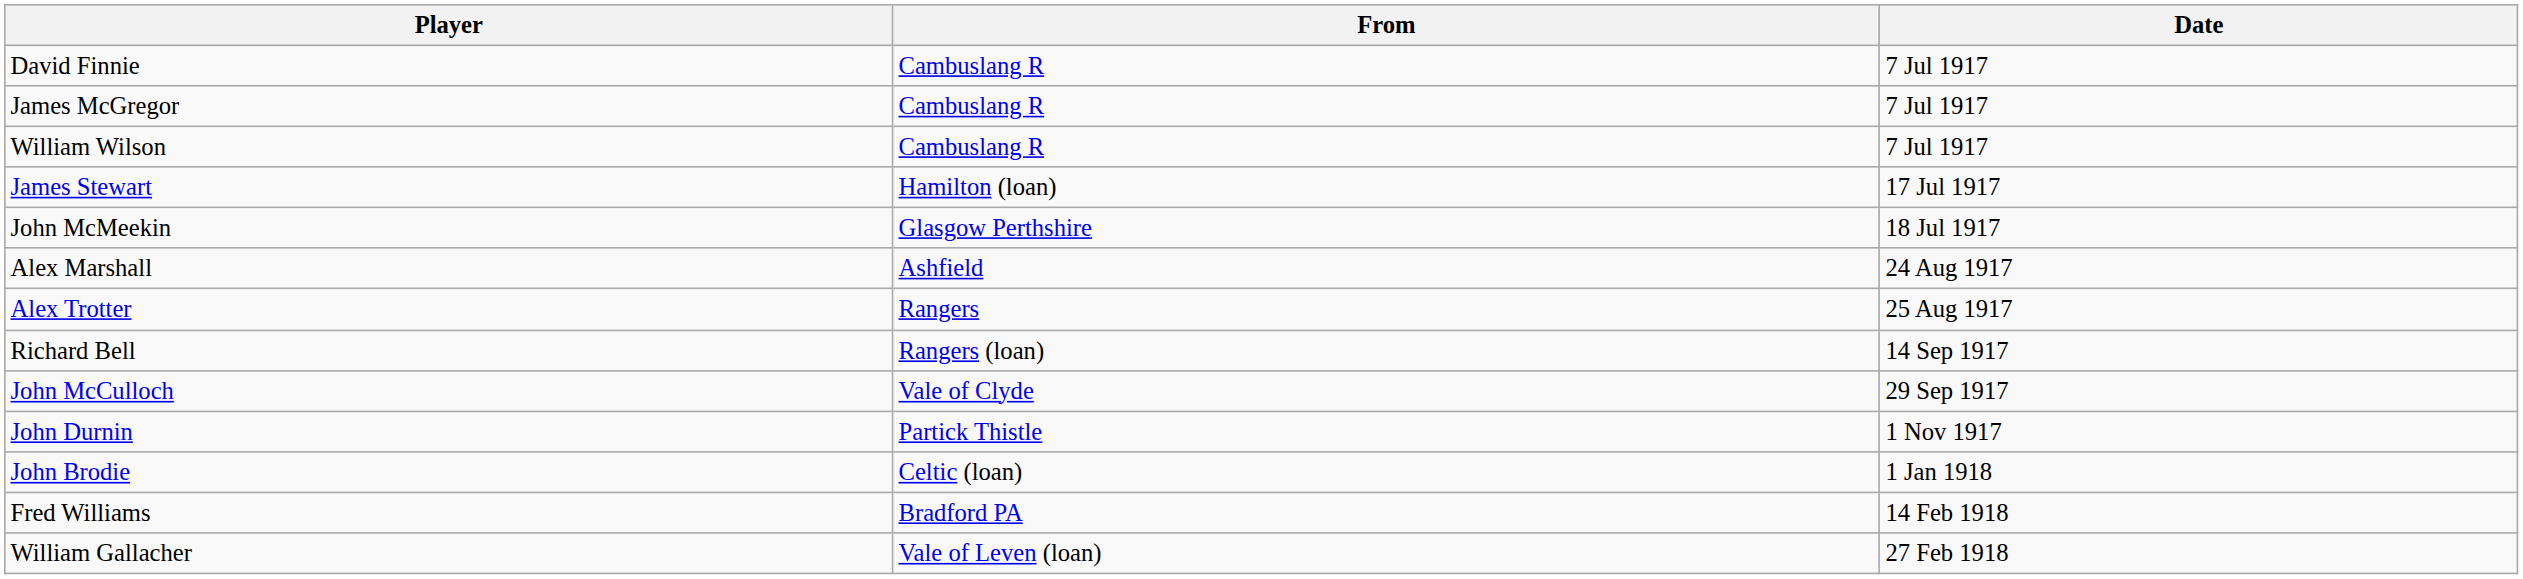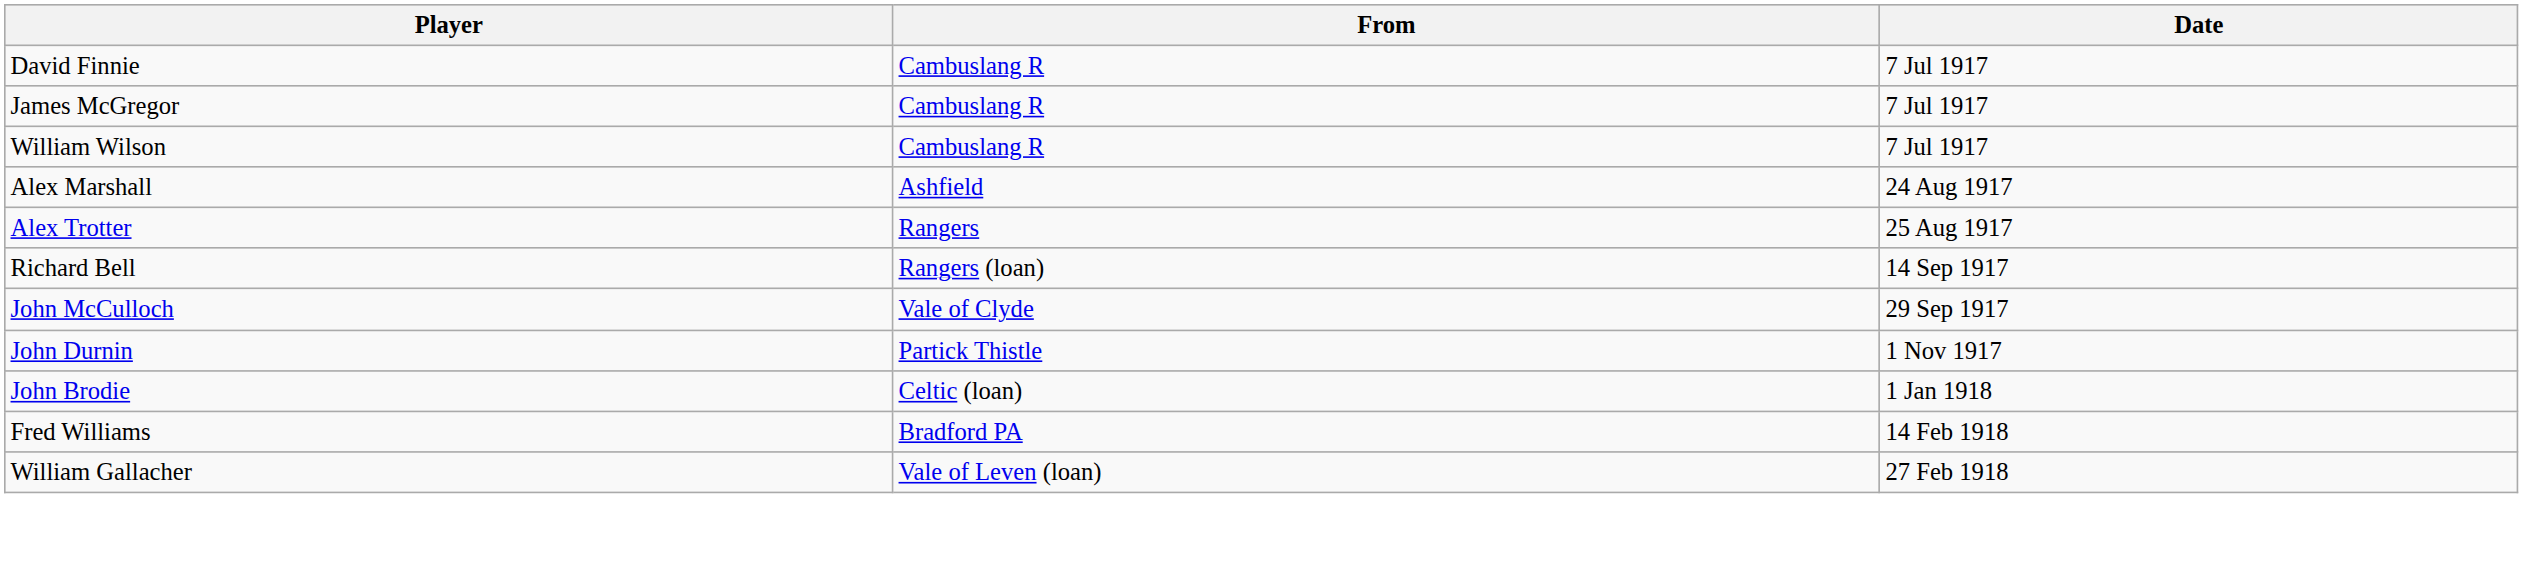- row: (81, 187)
- row: (91, 227)
